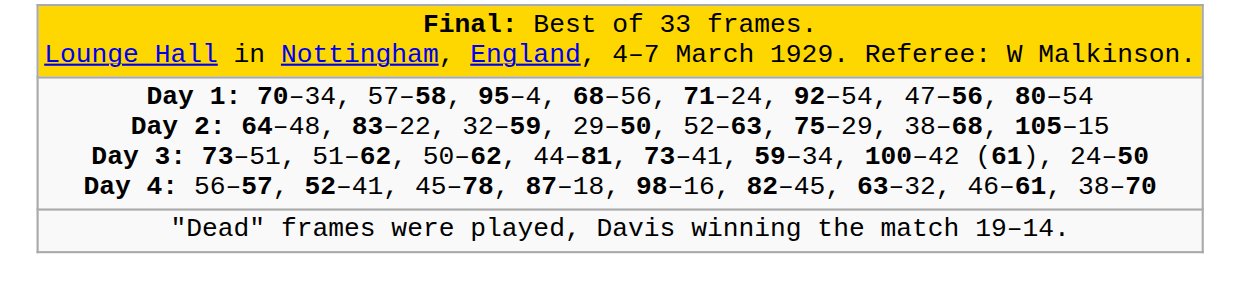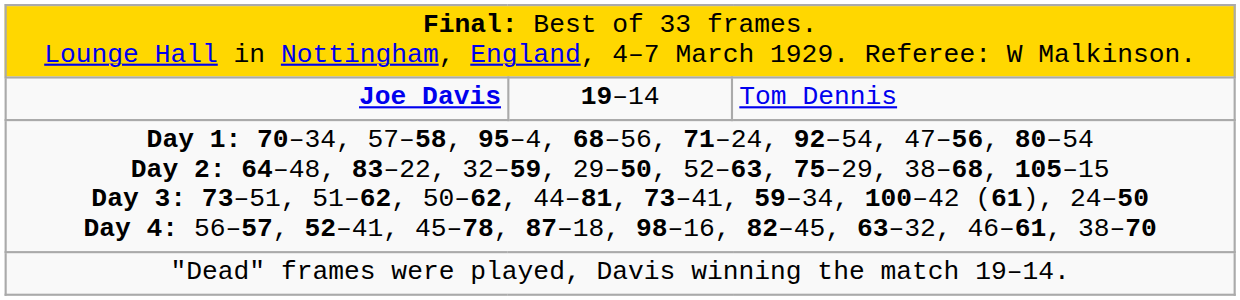+ row: (430, 99)
